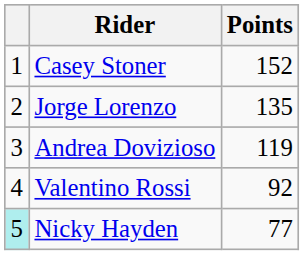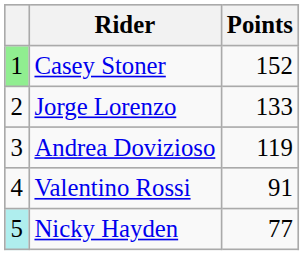(17, 65) no background -> (17, 65) lightgreen background
(274, 106) 135 -> (274, 106) 133
(280, 188) 92 -> (280, 188) 91
